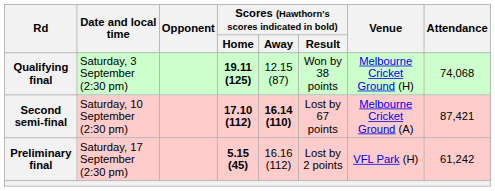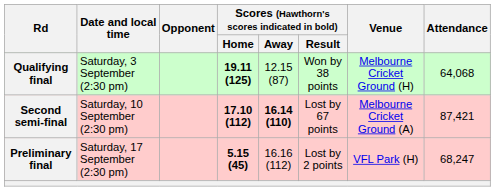(457, 74) 74,068 -> (457, 74) 64,068
(457, 160) 61,242 -> (457, 160) 68,247
